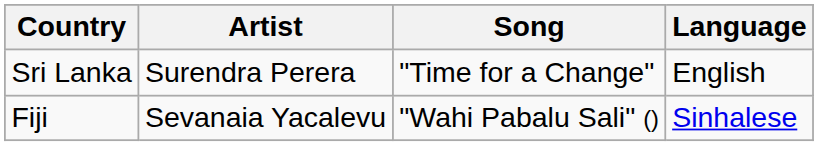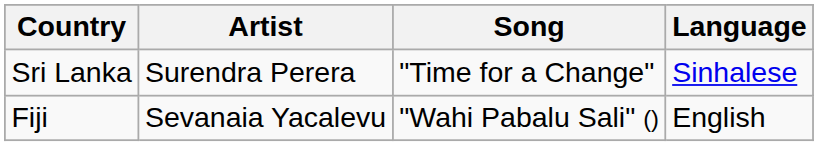(719, 72) English -> (735, 72) Sinhalese
(735, 117) Sinhalese -> (719, 117) English
